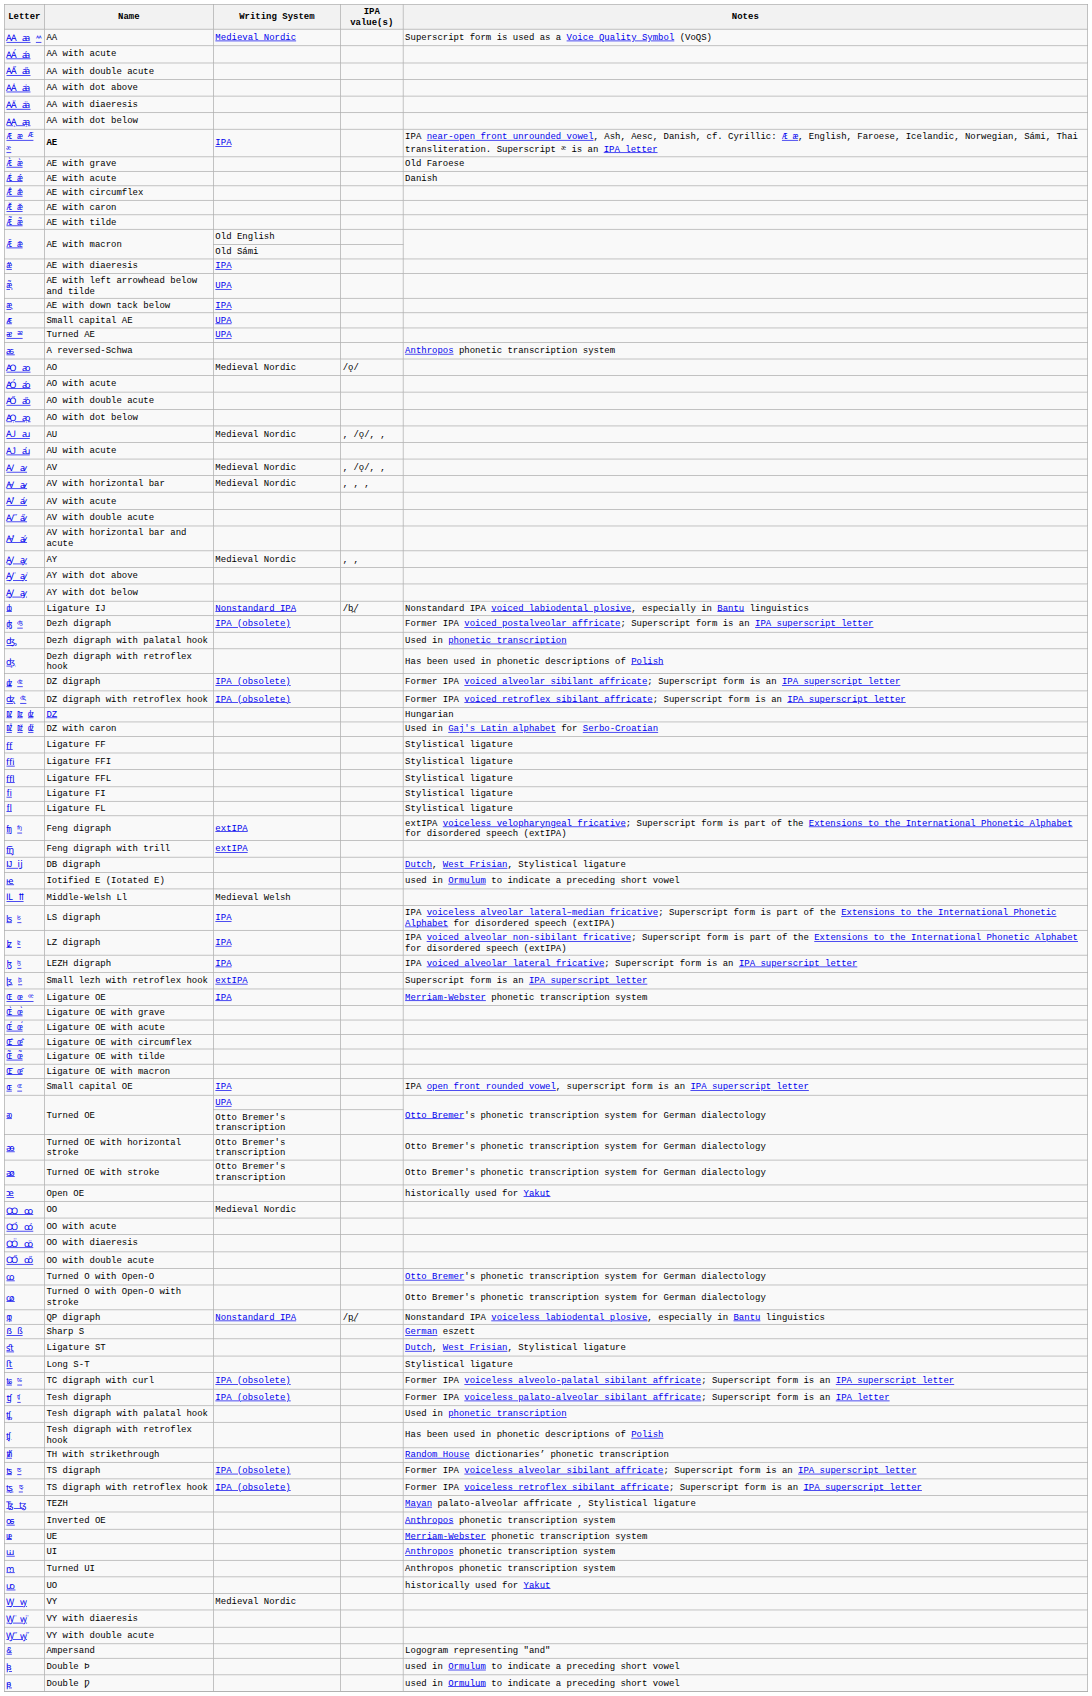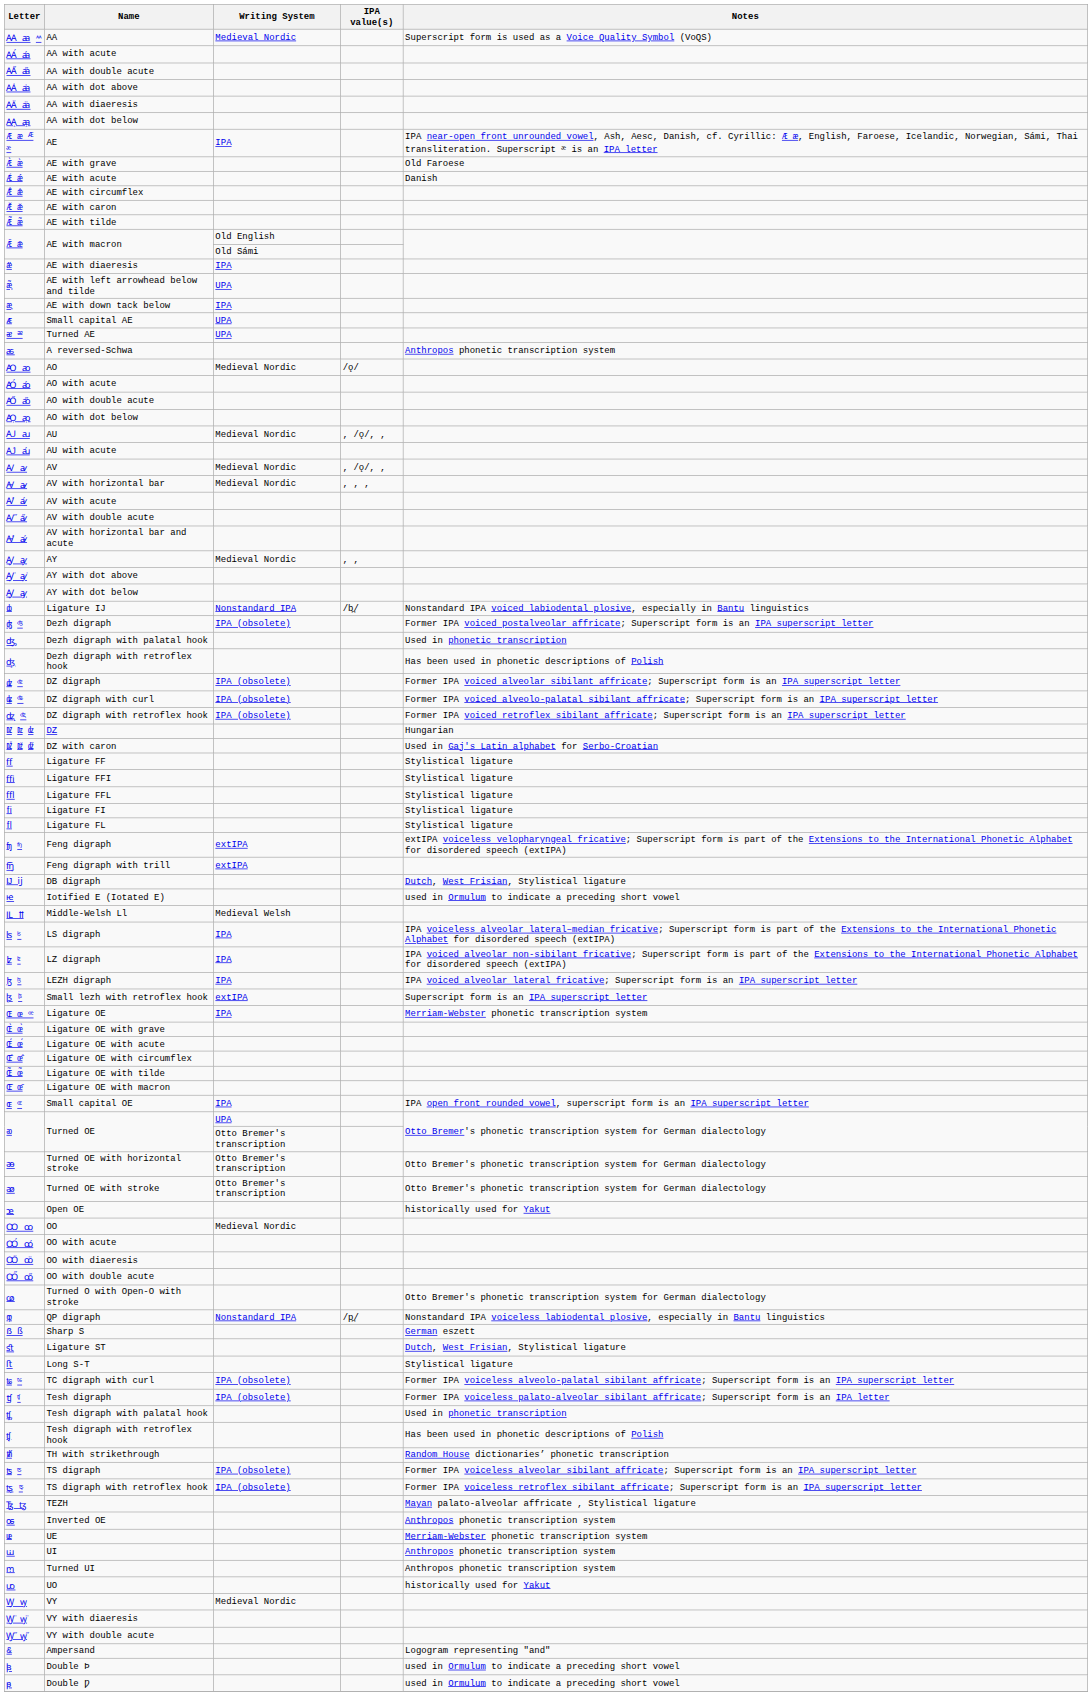(52, 143) bold -> (52, 143) normal
+ row: (15, 700)
- row: (11, 1278)
